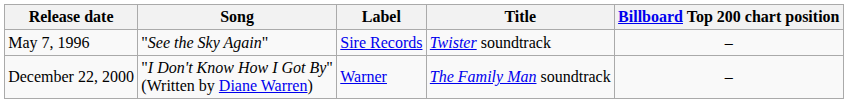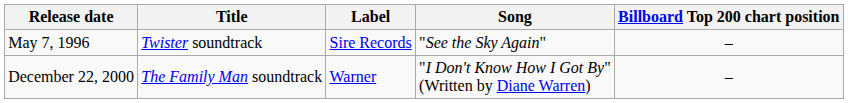columns swapped: (520, 17) <-> (237, 17)
